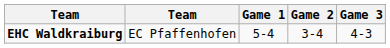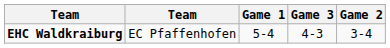columns swapped: (312, 14) <-> (361, 14)
